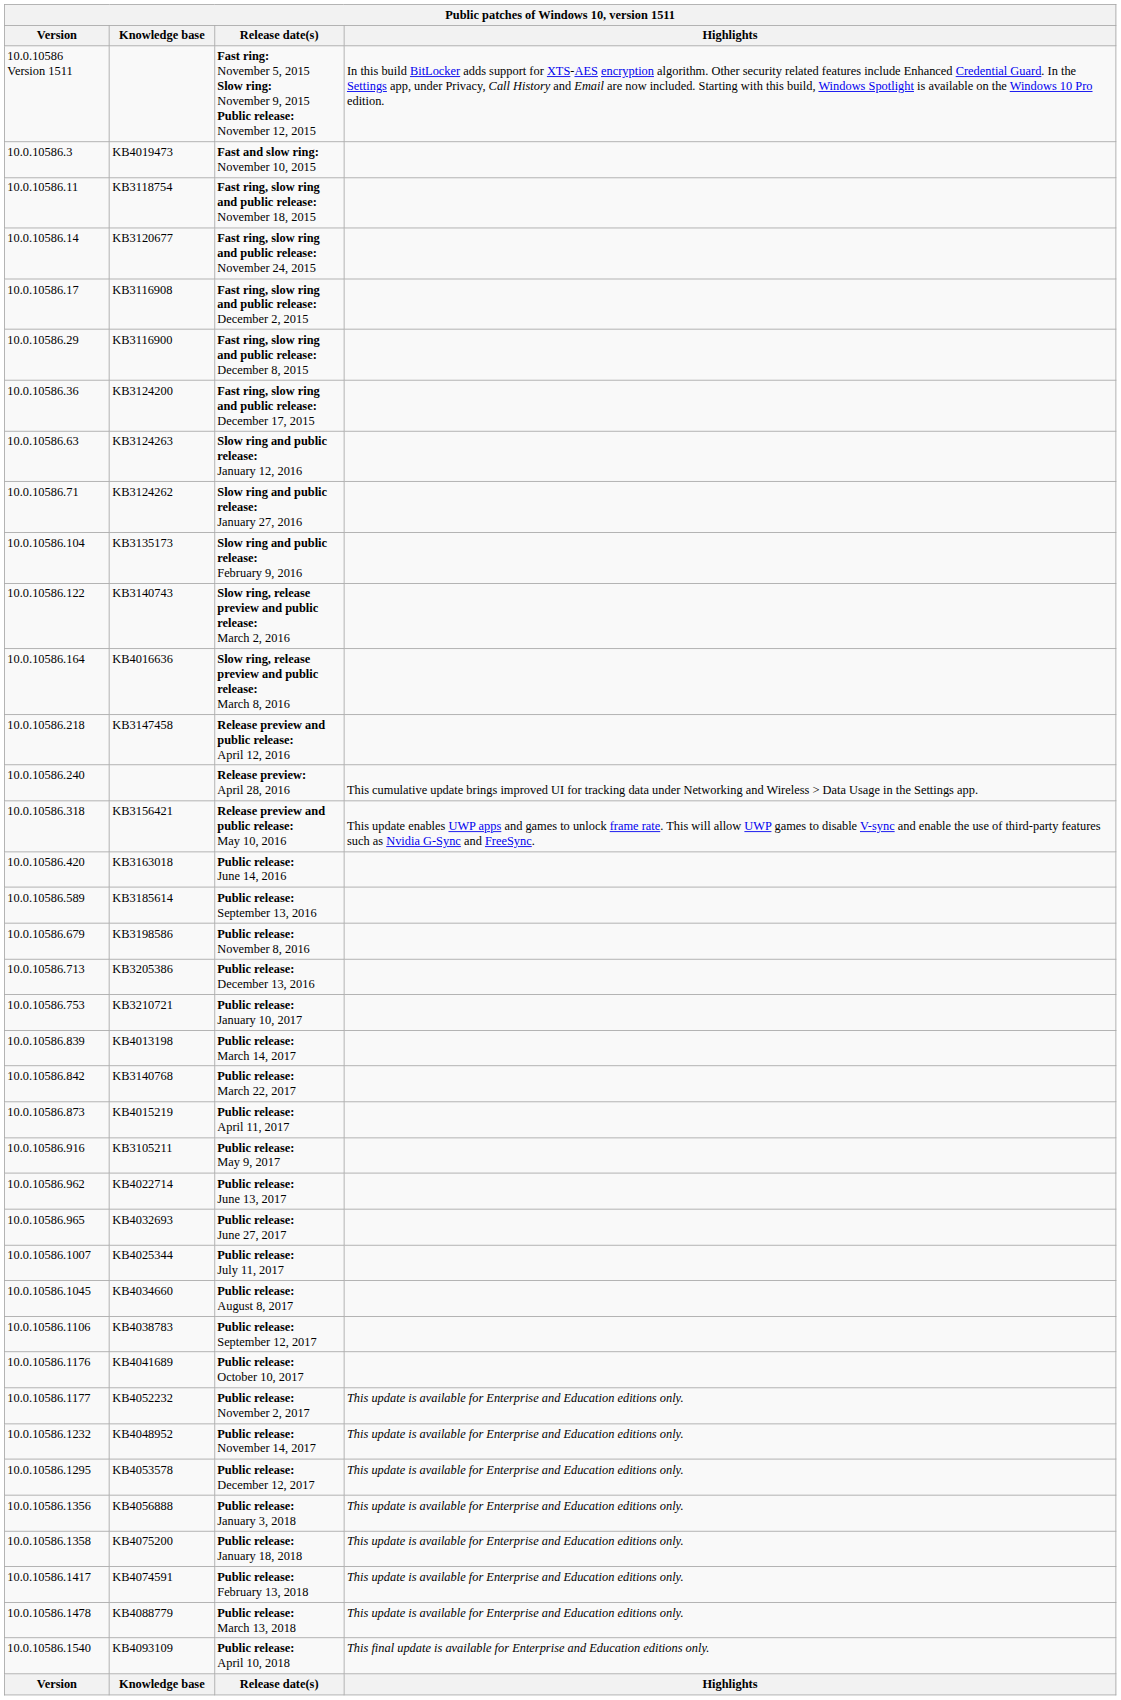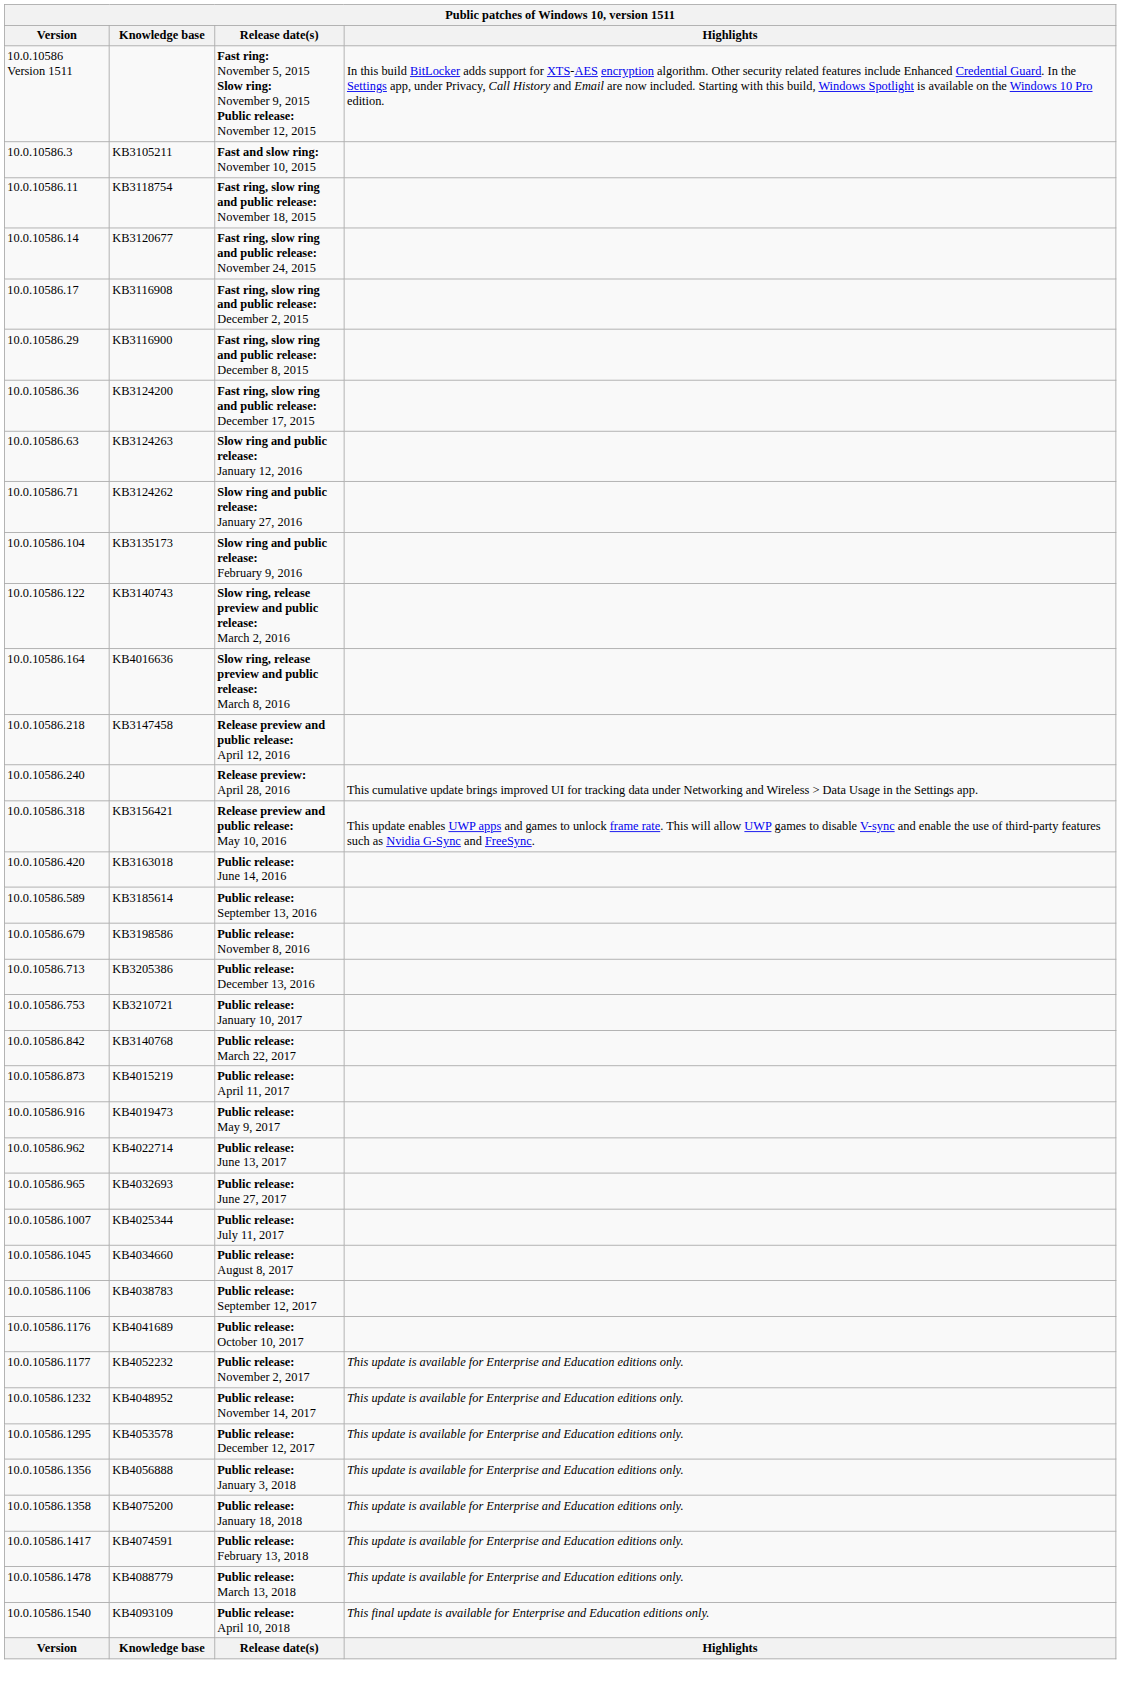(143, 152) KB4019473 -> (142, 152) KB3105211
- row: (257, 1048)
(142, 1148) KB3105211 -> (143, 1112) KB4019473
